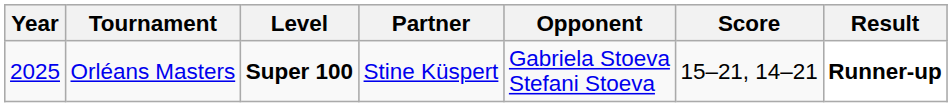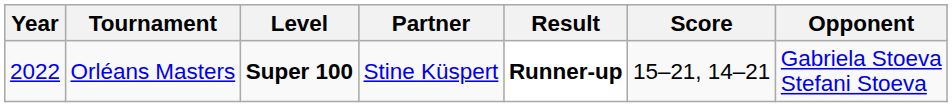columns swapped: (589, 23) <-> (885, 23)
(35, 71) 2025 -> (35, 71) 2022
